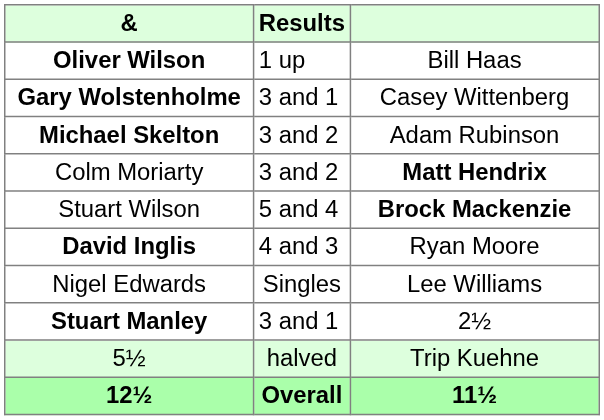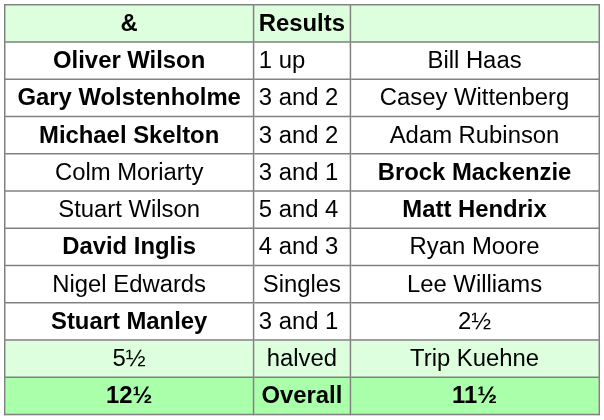(299, 97) 3 and 1 -> (299, 97) 3 and 2
(299, 172) 3 and 2 -> (299, 172) 3 and 1
(475, 172) Matt Hendrix -> (475, 172) Brock Mackenzie
(475, 209) Brock Mackenzie -> (475, 209) Matt Hendrix
